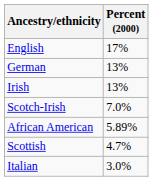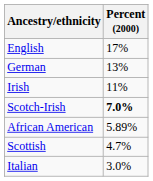(117, 87) 13% -> (117, 87) 11%
(119, 107) normal -> (120, 107) bold
